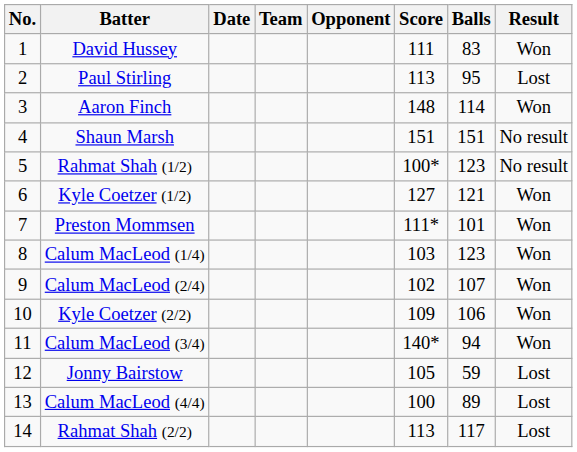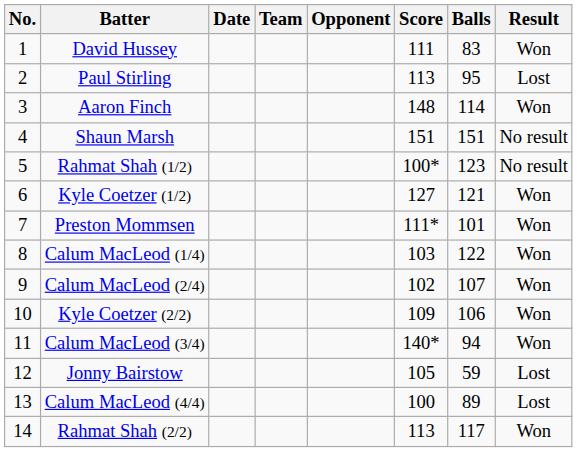(471, 254) 123 -> (471, 254) 122
(534, 431) Lost -> (534, 431) Won
